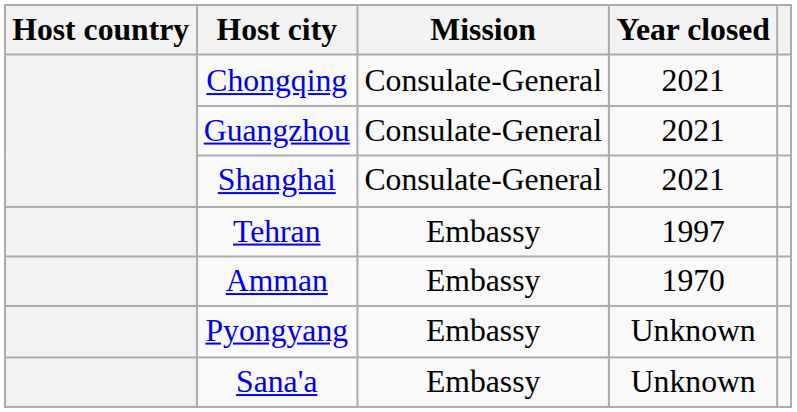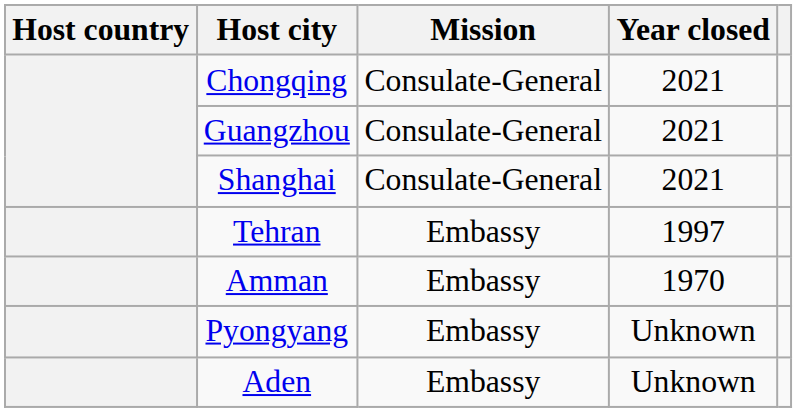+ row: (277, 381)
- row: (277, 381)
